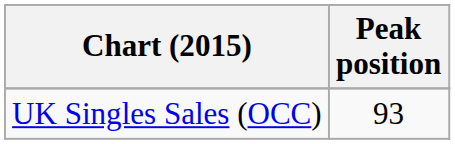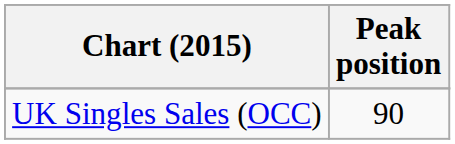(389, 113) 93 -> (389, 113) 90
